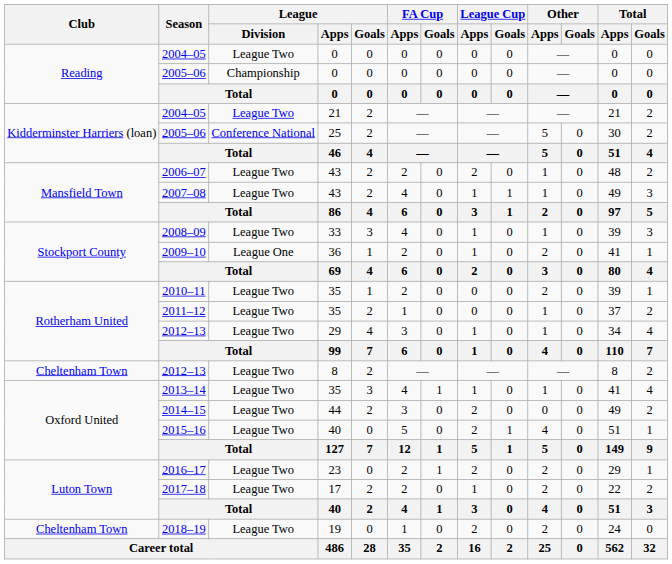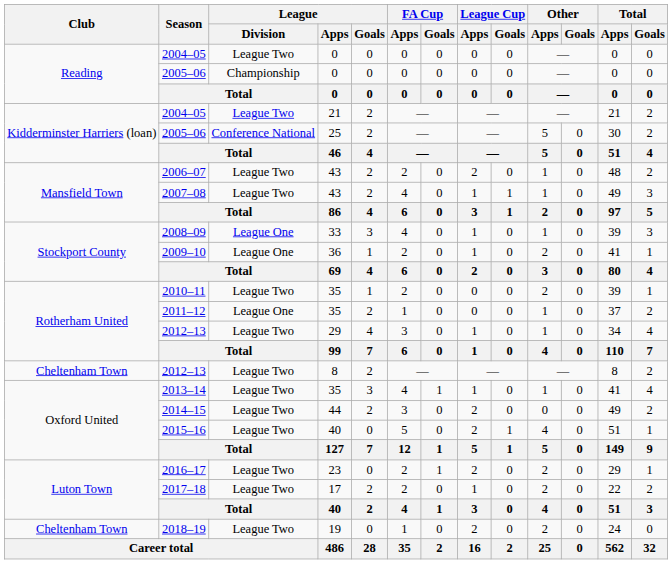(263, 232) League Two -> (263, 232) League One
(263, 311) League Two -> (263, 311) League One
